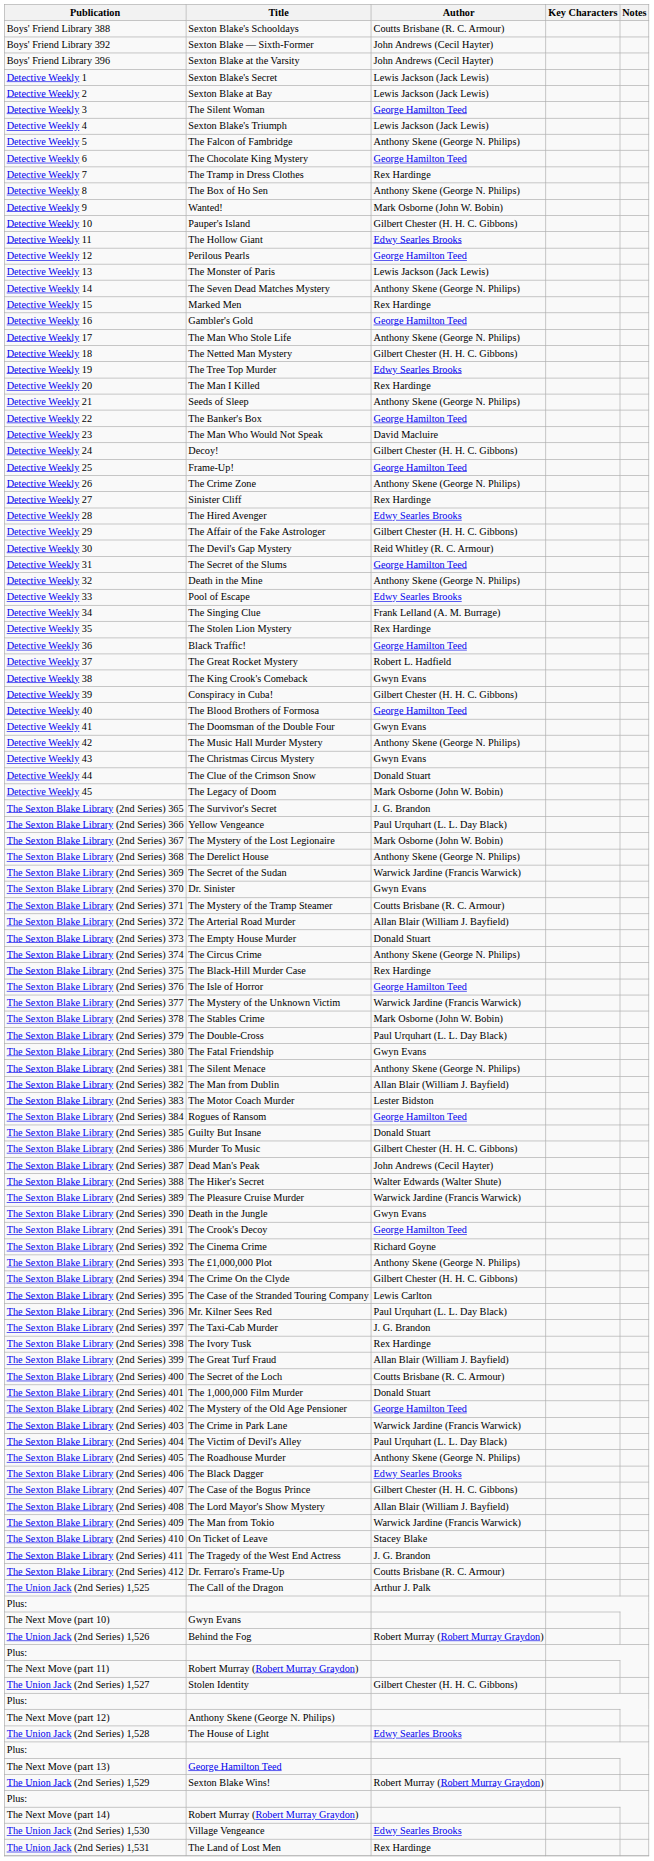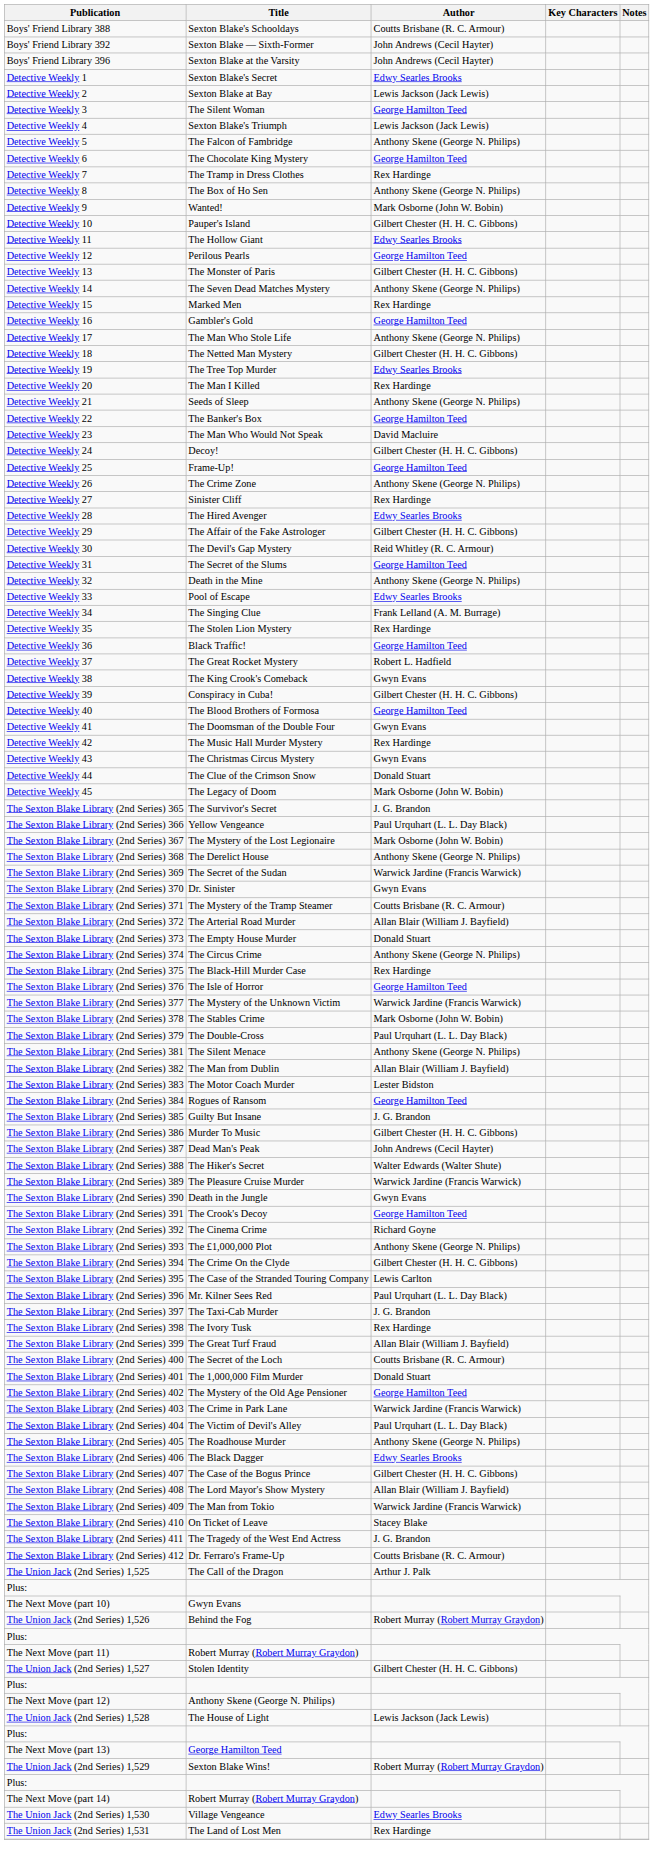(431, 77) Lewis Jackson (Jack Lewis) -> (418, 77) Edwy Searles Brooks
(431, 272) Lewis Jackson (Jack Lewis) -> (446, 272) Gilbert Chester (H. H. C. Gibbons)
(447, 743) Anthony Skene (George N. Philips) -> (402, 743) Rex Hardinge
- row: (95, 1051)
(402, 1133) Donald Stuart -> (402, 1116) J. G. Brandon
(418, 1734) Edwy Searles Brooks -> (431, 1717) Lewis Jackson (Jack Lewis)
